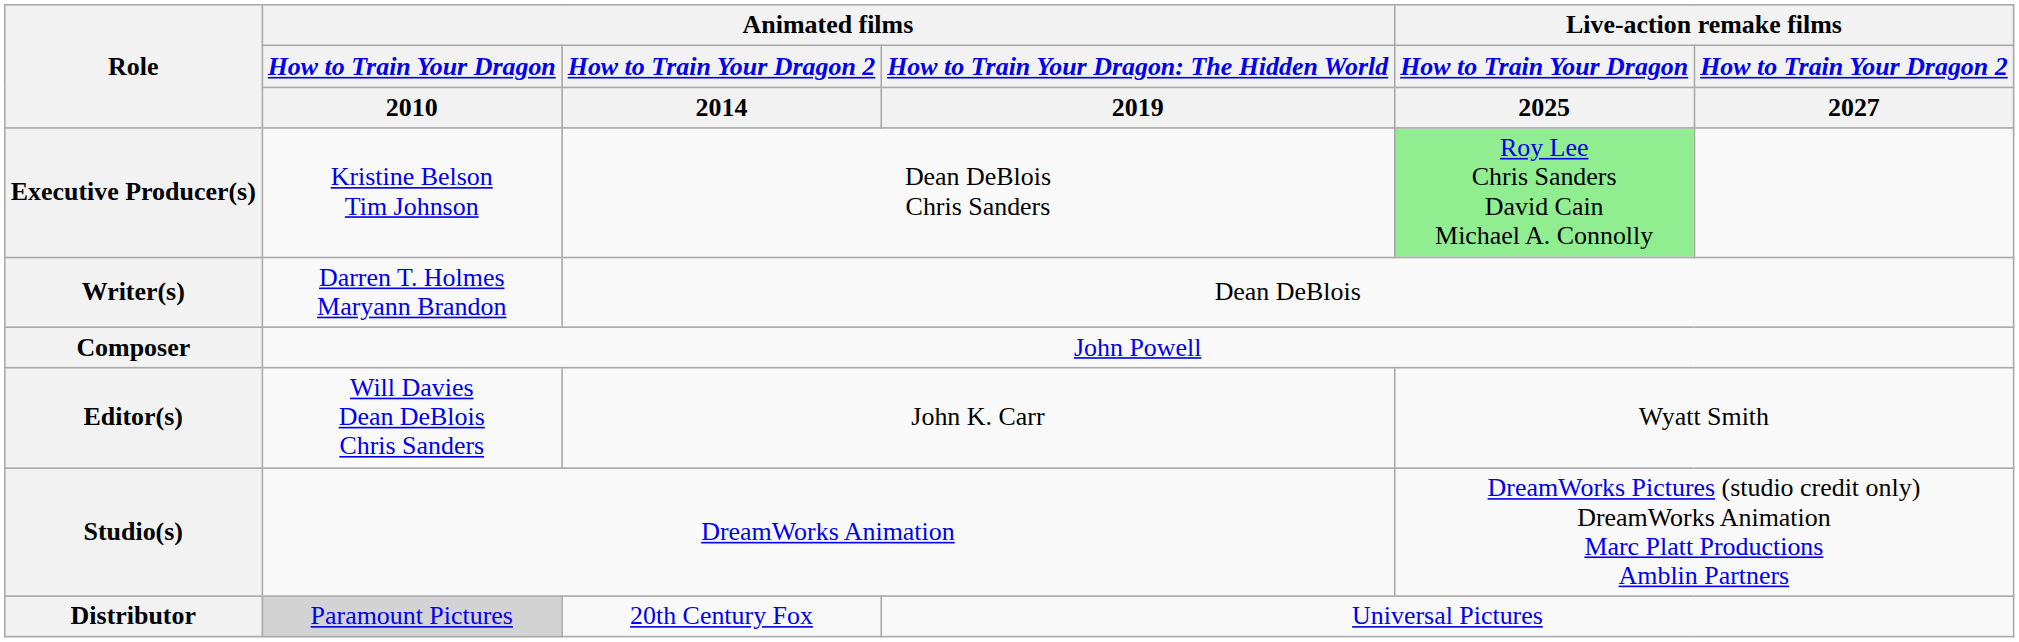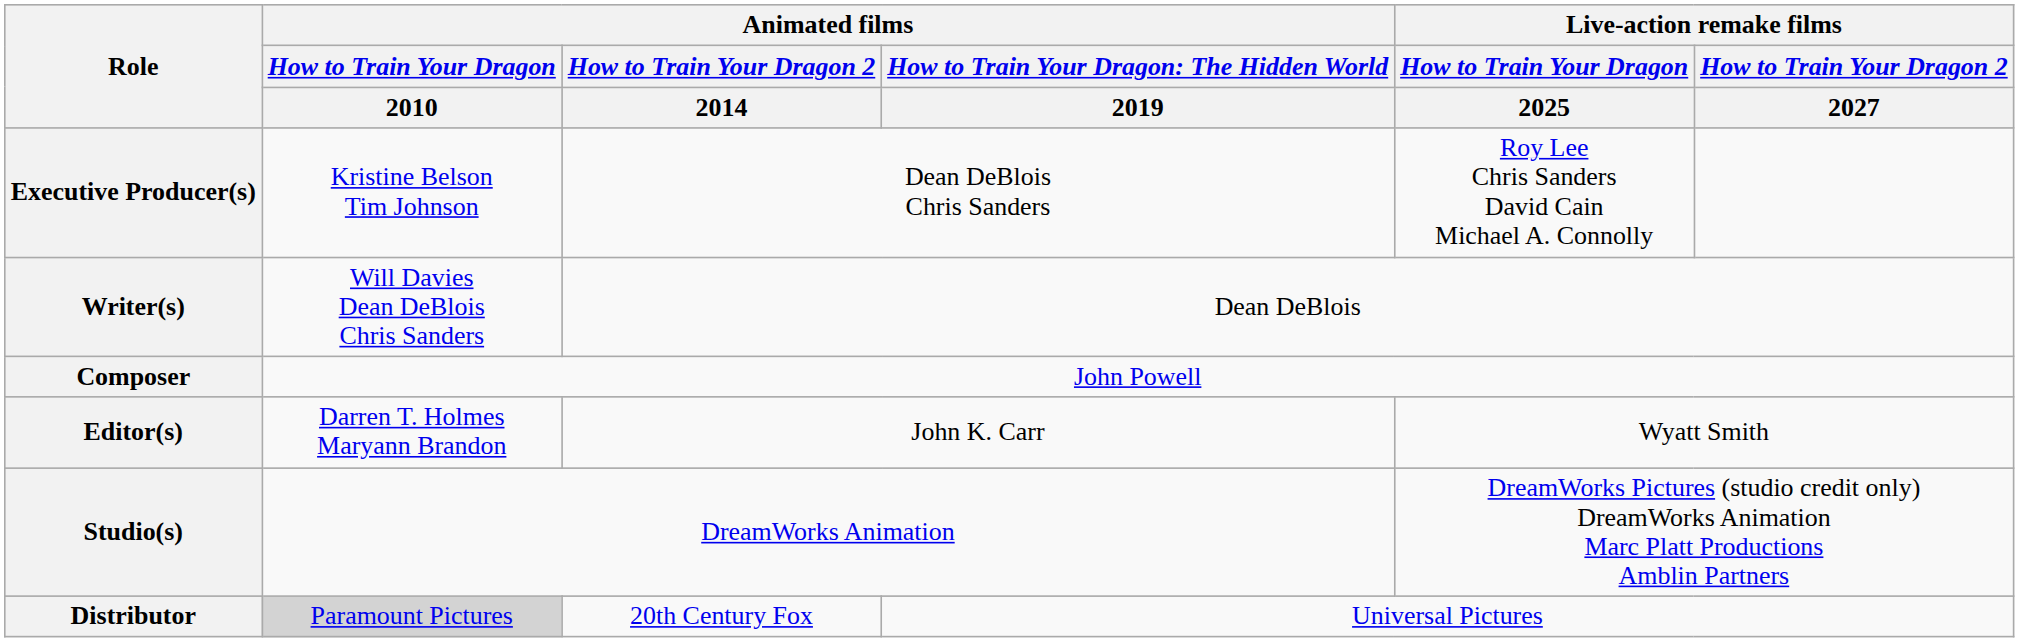(1544, 192) lightgreen background -> (1544, 192) no background
(412, 291) Darren T. Holmes Maryann Brandon -> (412, 306) Will Davies Dean DeBlois Chris Sanders
(412, 417) Will Davies Dean DeBlois Chris Sanders -> (412, 432) Darren T. Holmes Maryann Brandon
